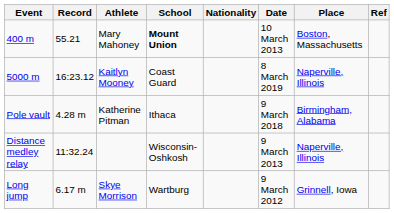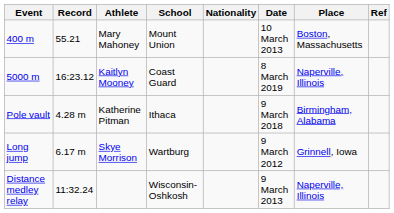(164, 39) bold -> (163, 39) normal
rows swapped: (18, 190) <-> (26, 152)
